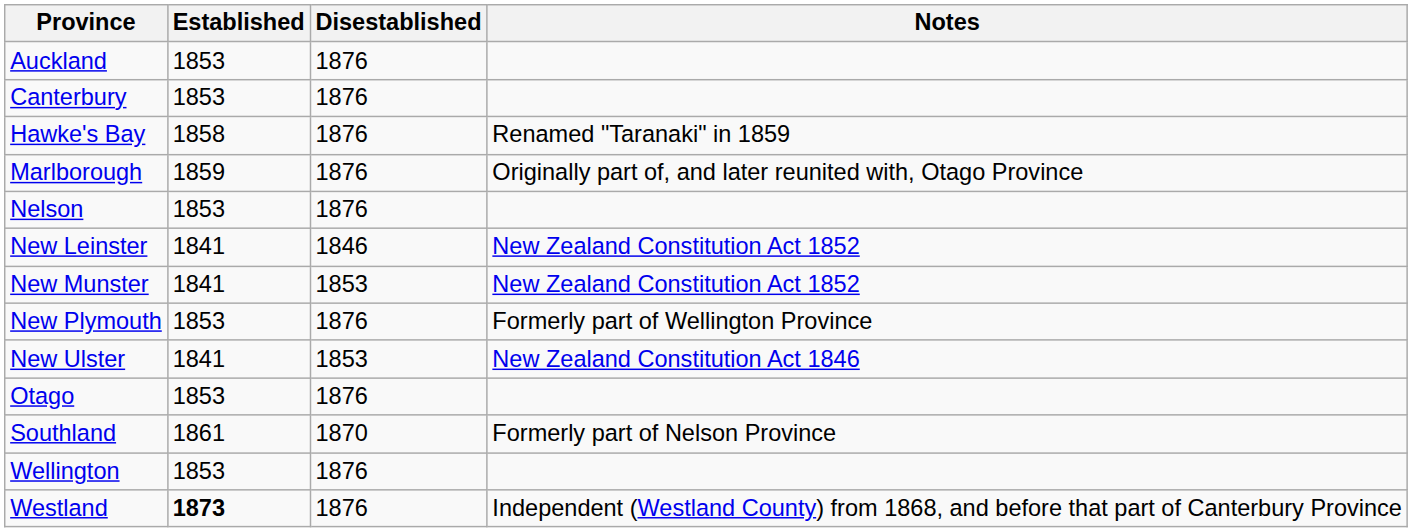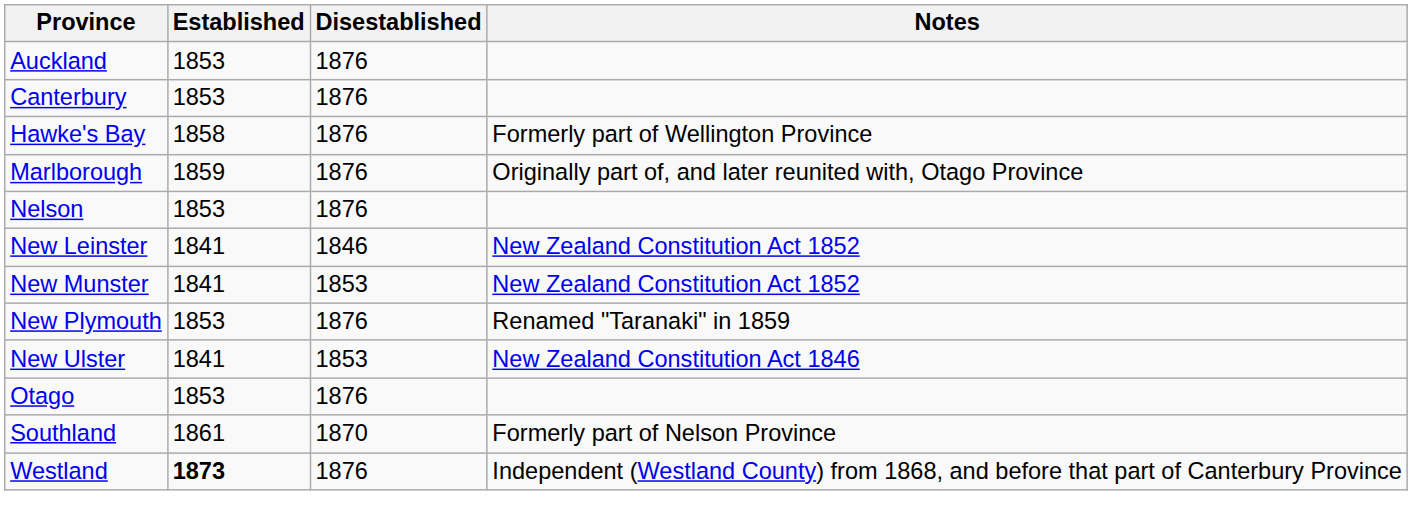(641, 135) Renamed "Taranaki" in 1859 -> (682, 135) Formerly part of Wellington Province
(682, 321) Formerly part of Wellington Province -> (641, 321) Renamed "Taranaki" in 1859
- row: (65, 470)
